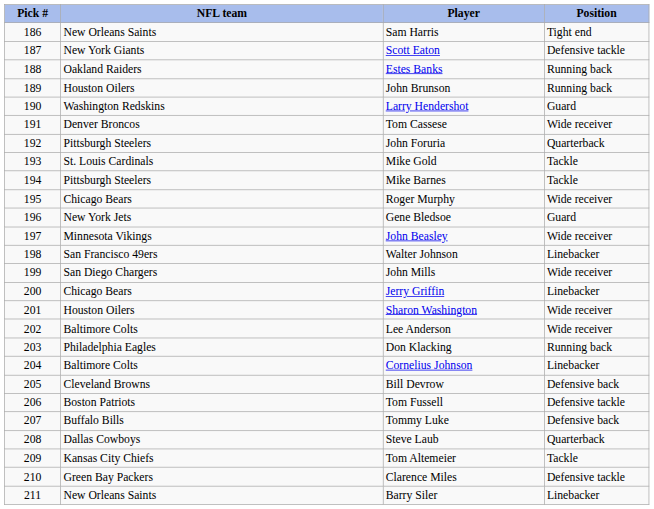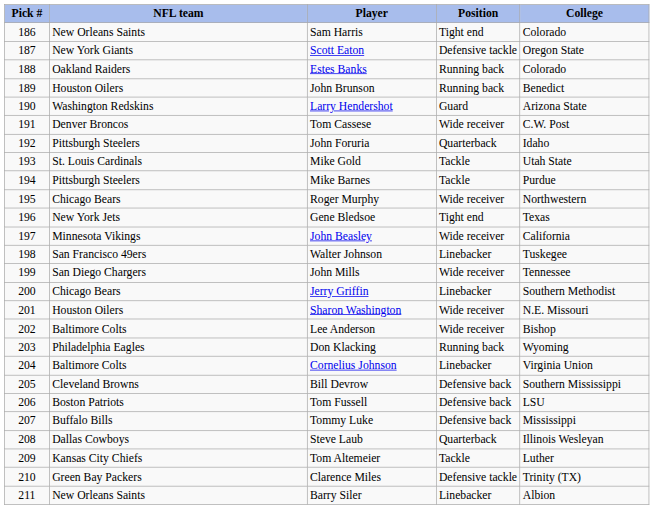+ column: (584, 13)
(561, 217) Guard -> (461, 217) Tight end
(586, 402) Defensive tackle -> (475, 402) Defensive back
